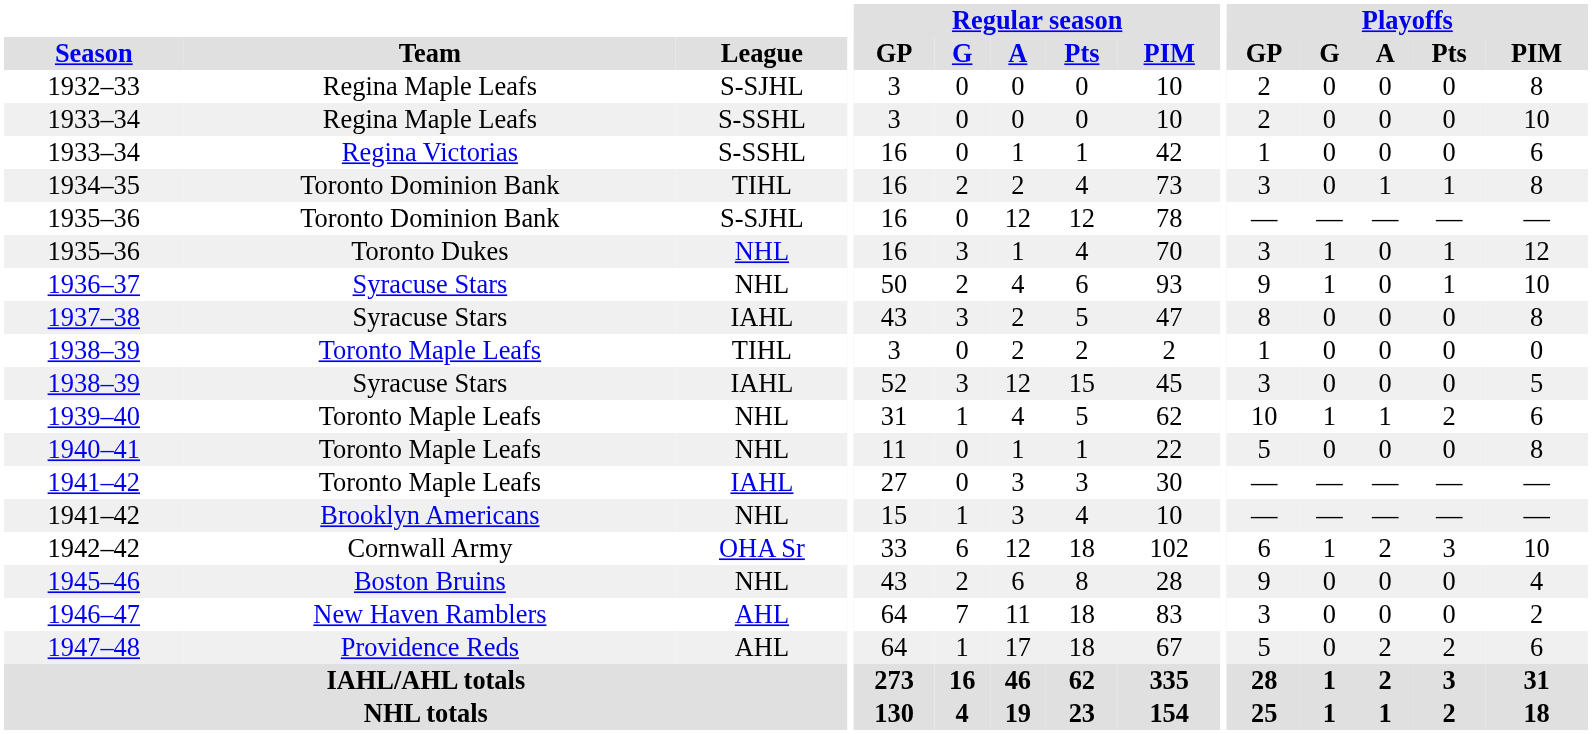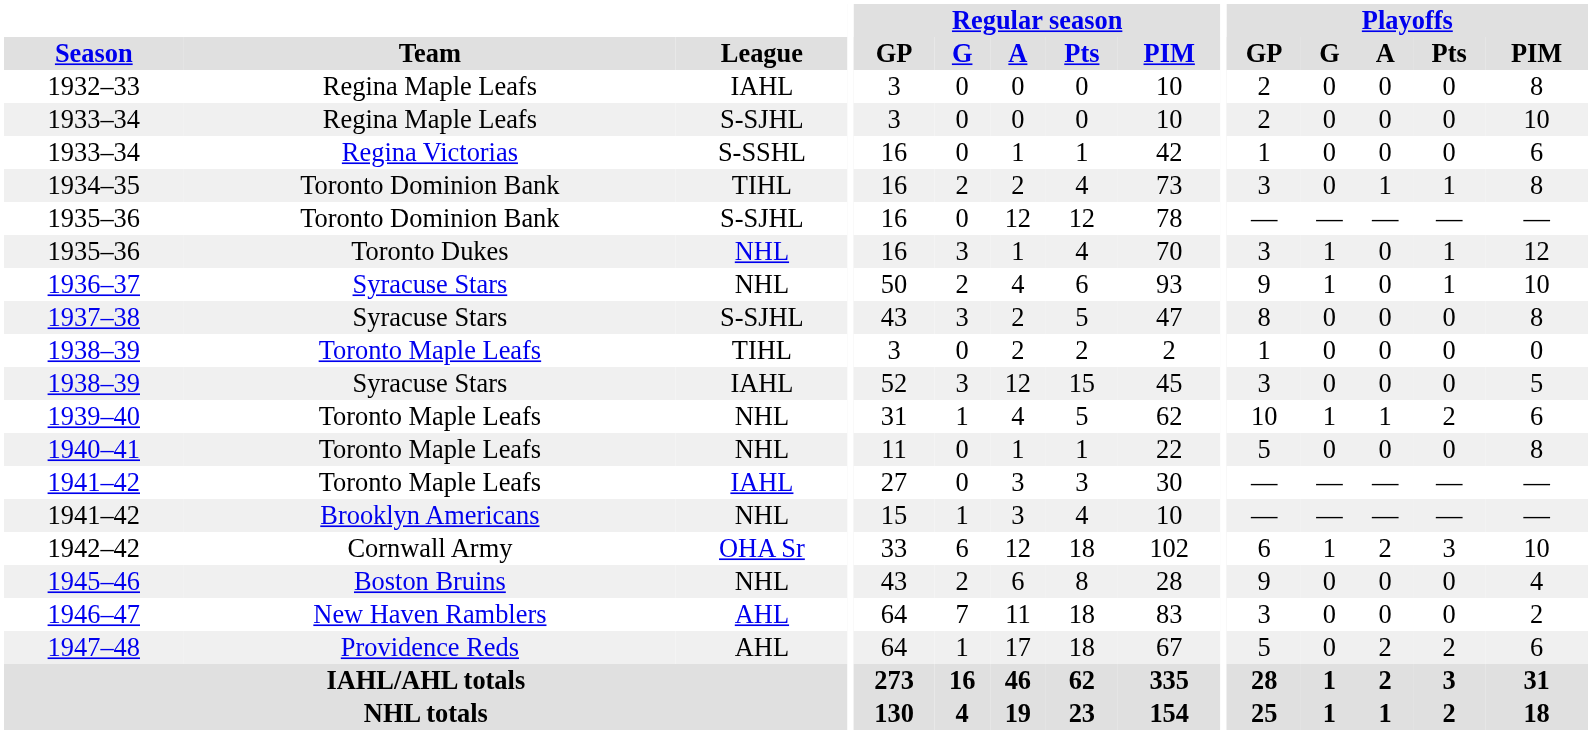(762, 86) S-SJHL -> (762, 86) IAHL
(762, 119) S-SSHL -> (762, 119) S-SJHL
(762, 317) IAHL -> (762, 317) S-SJHL
